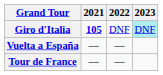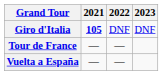(145, 29) paleturquoise background -> (145, 29) no background
rows swapped: (43, 62) <-> (43, 45)
